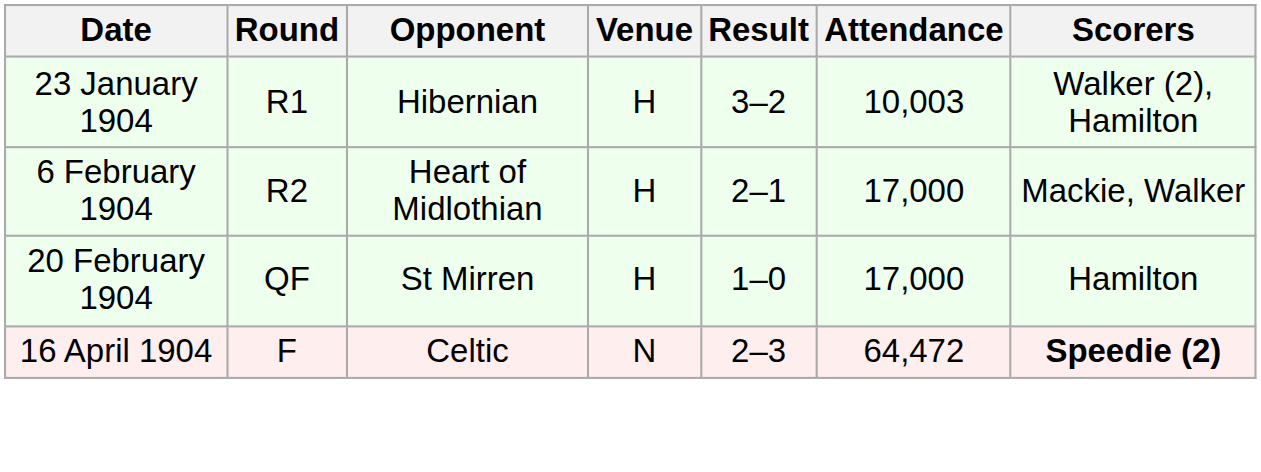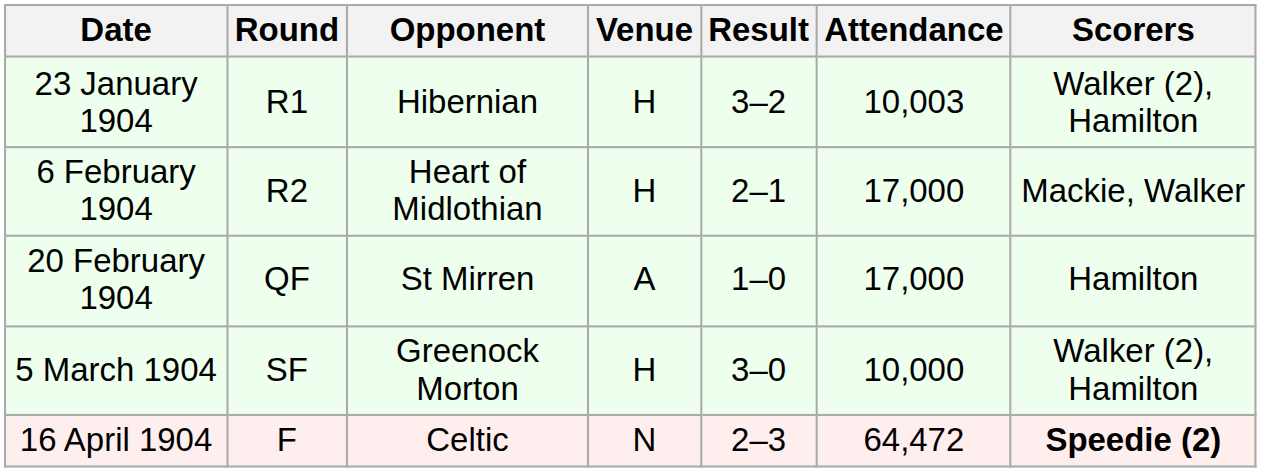(644, 280) H -> (644, 280) A
+ row: (116, 369)
